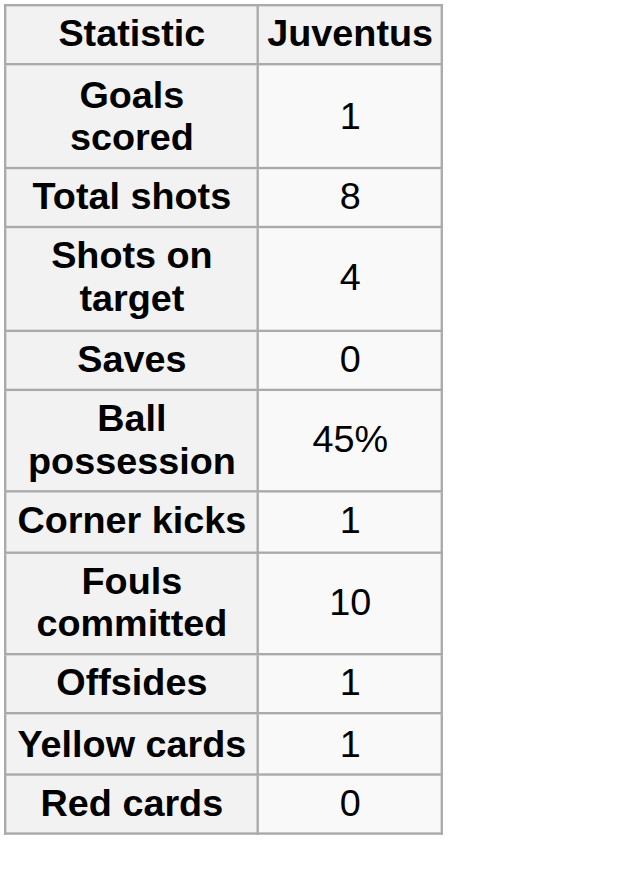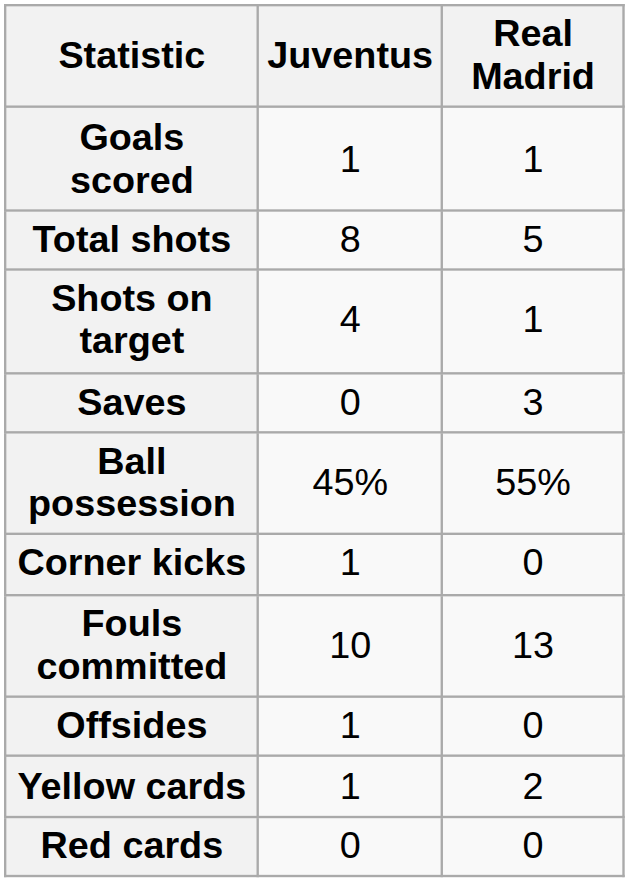+ column: (533, 55)
